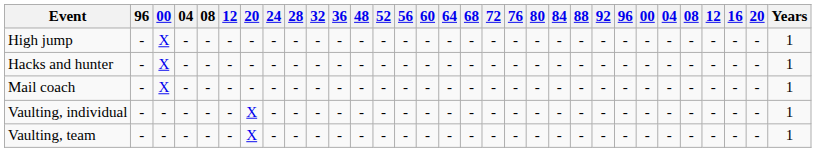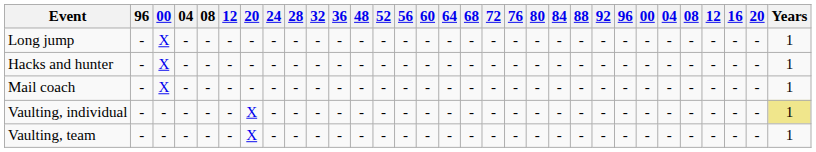- row: (40, 40)
+ row: (41, 40)
(790, 111) no background -> (790, 111) khaki background
